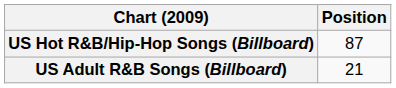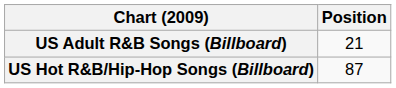rows swapped: (161, 69) <-> (161, 43)
